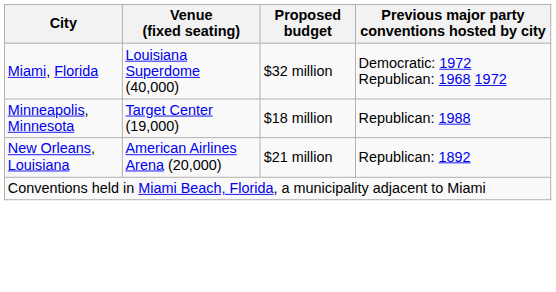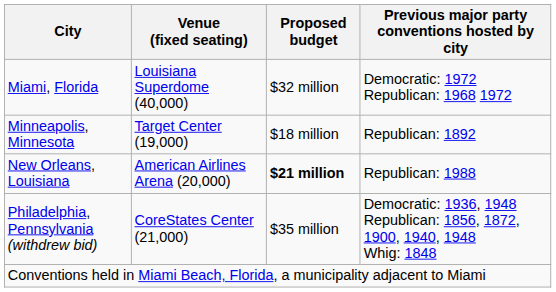(415, 118) Republican: 1988 -> (420, 134) Republican: 1892
(298, 157) normal -> (307, 173) bold
(415, 157) Republican: 1892 -> (420, 173) Republican: 1988
+ row: (53, 228)
